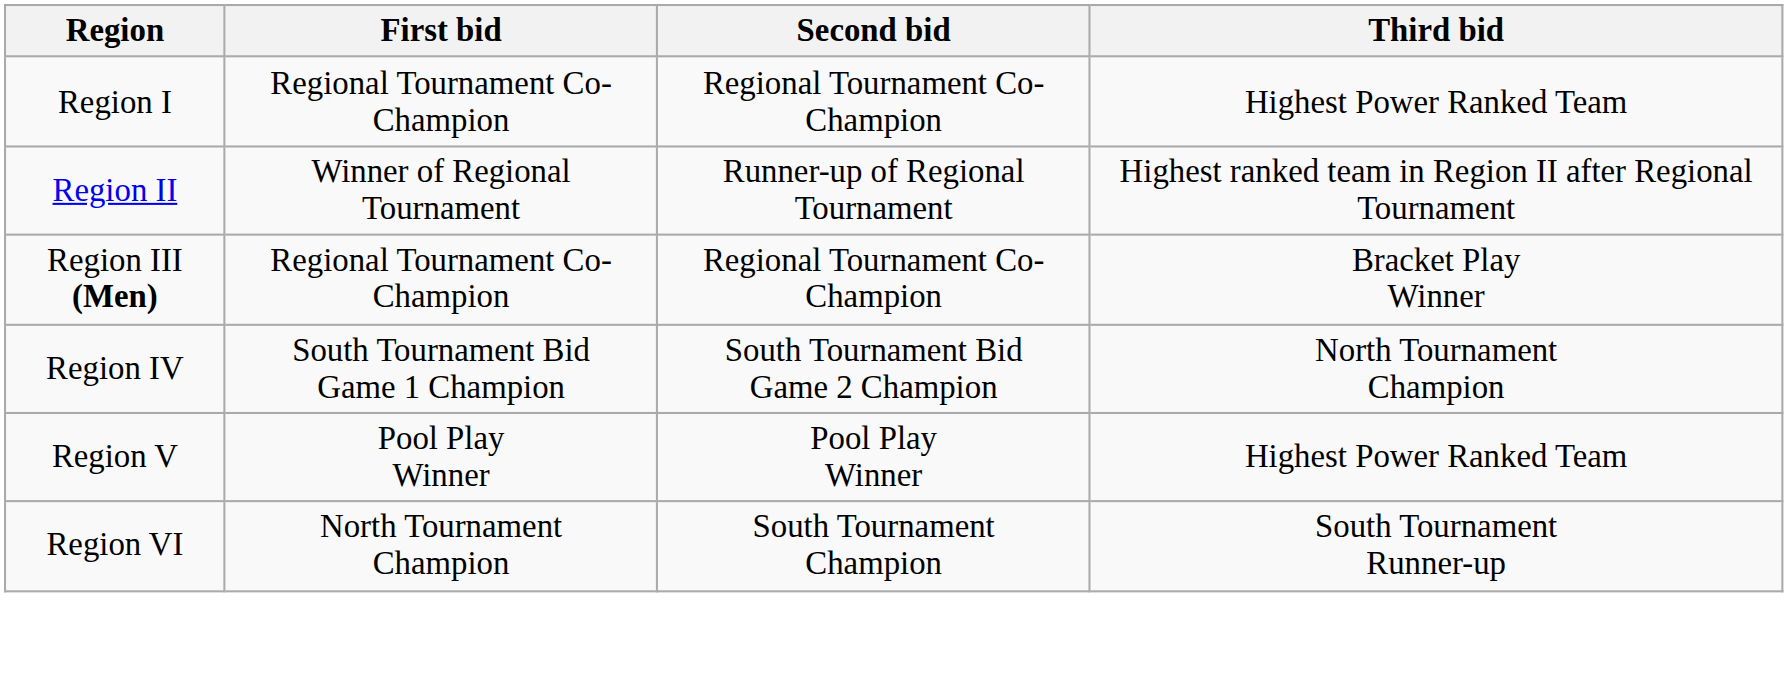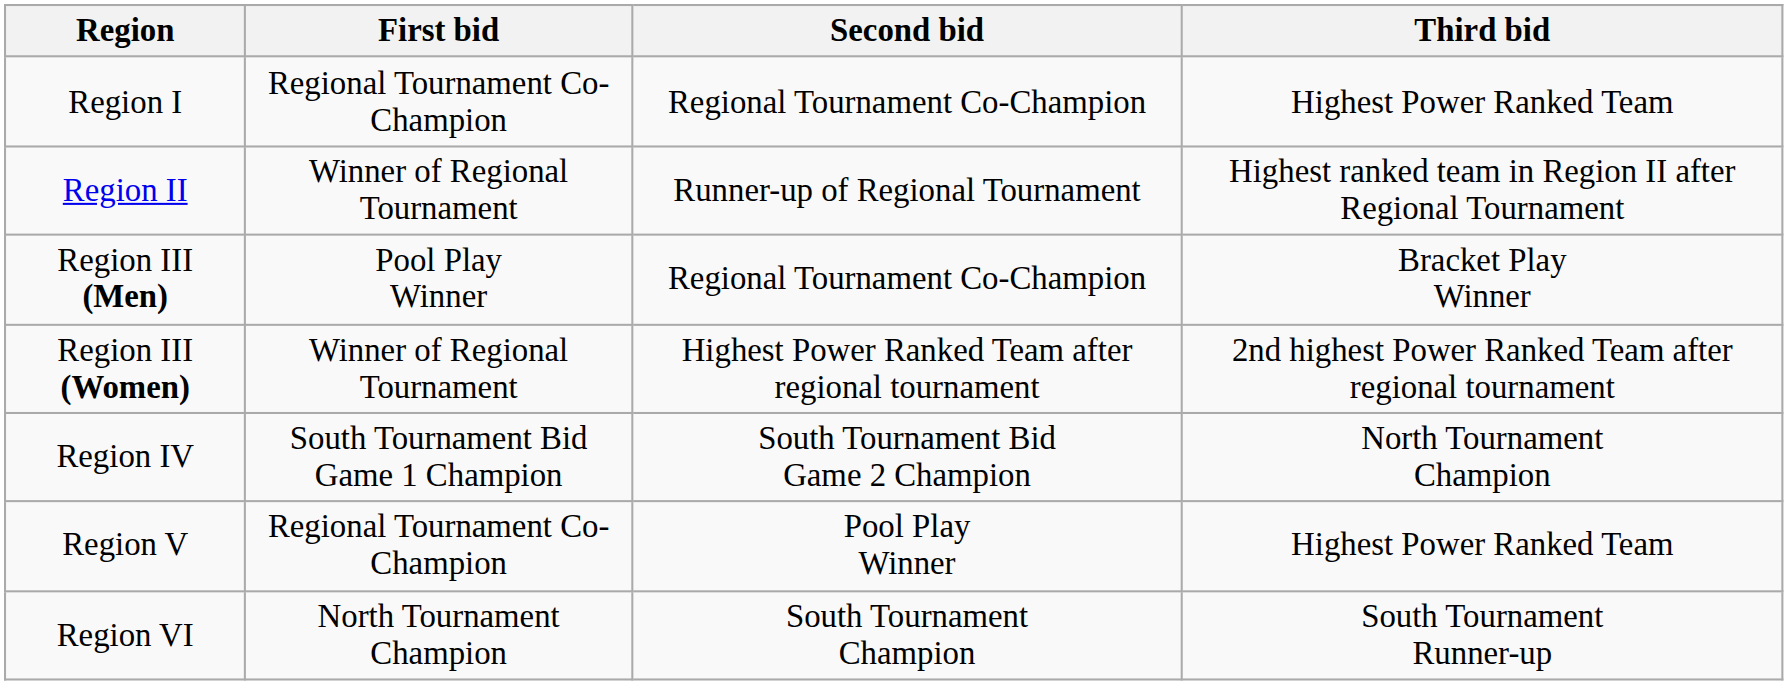(441, 278) Regional Tournament Co-Champion -> (439, 278) Pool Play Winner
+ row: (125, 367)
(441, 456) Pool Play Winner -> (439, 545) Regional Tournament Co-Champion
